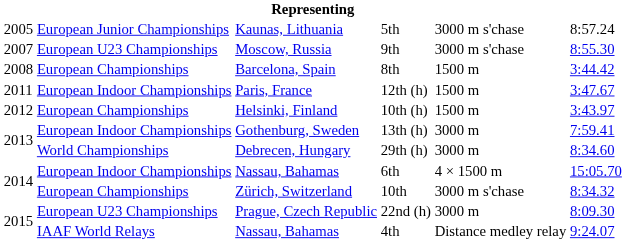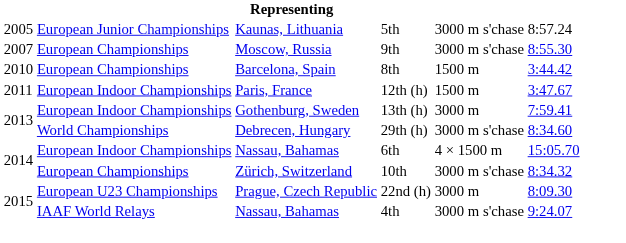(127, 49) European U23 Championships -> (113, 49) European Championships
(18, 69) 2008 -> (18, 69) 2010
- row: (404, 110)
(457, 150) 3000 m -> (479, 130) 3000 m s'chase
(500, 231) Distance medley relay -> (479, 211) 3000 m s'chase
